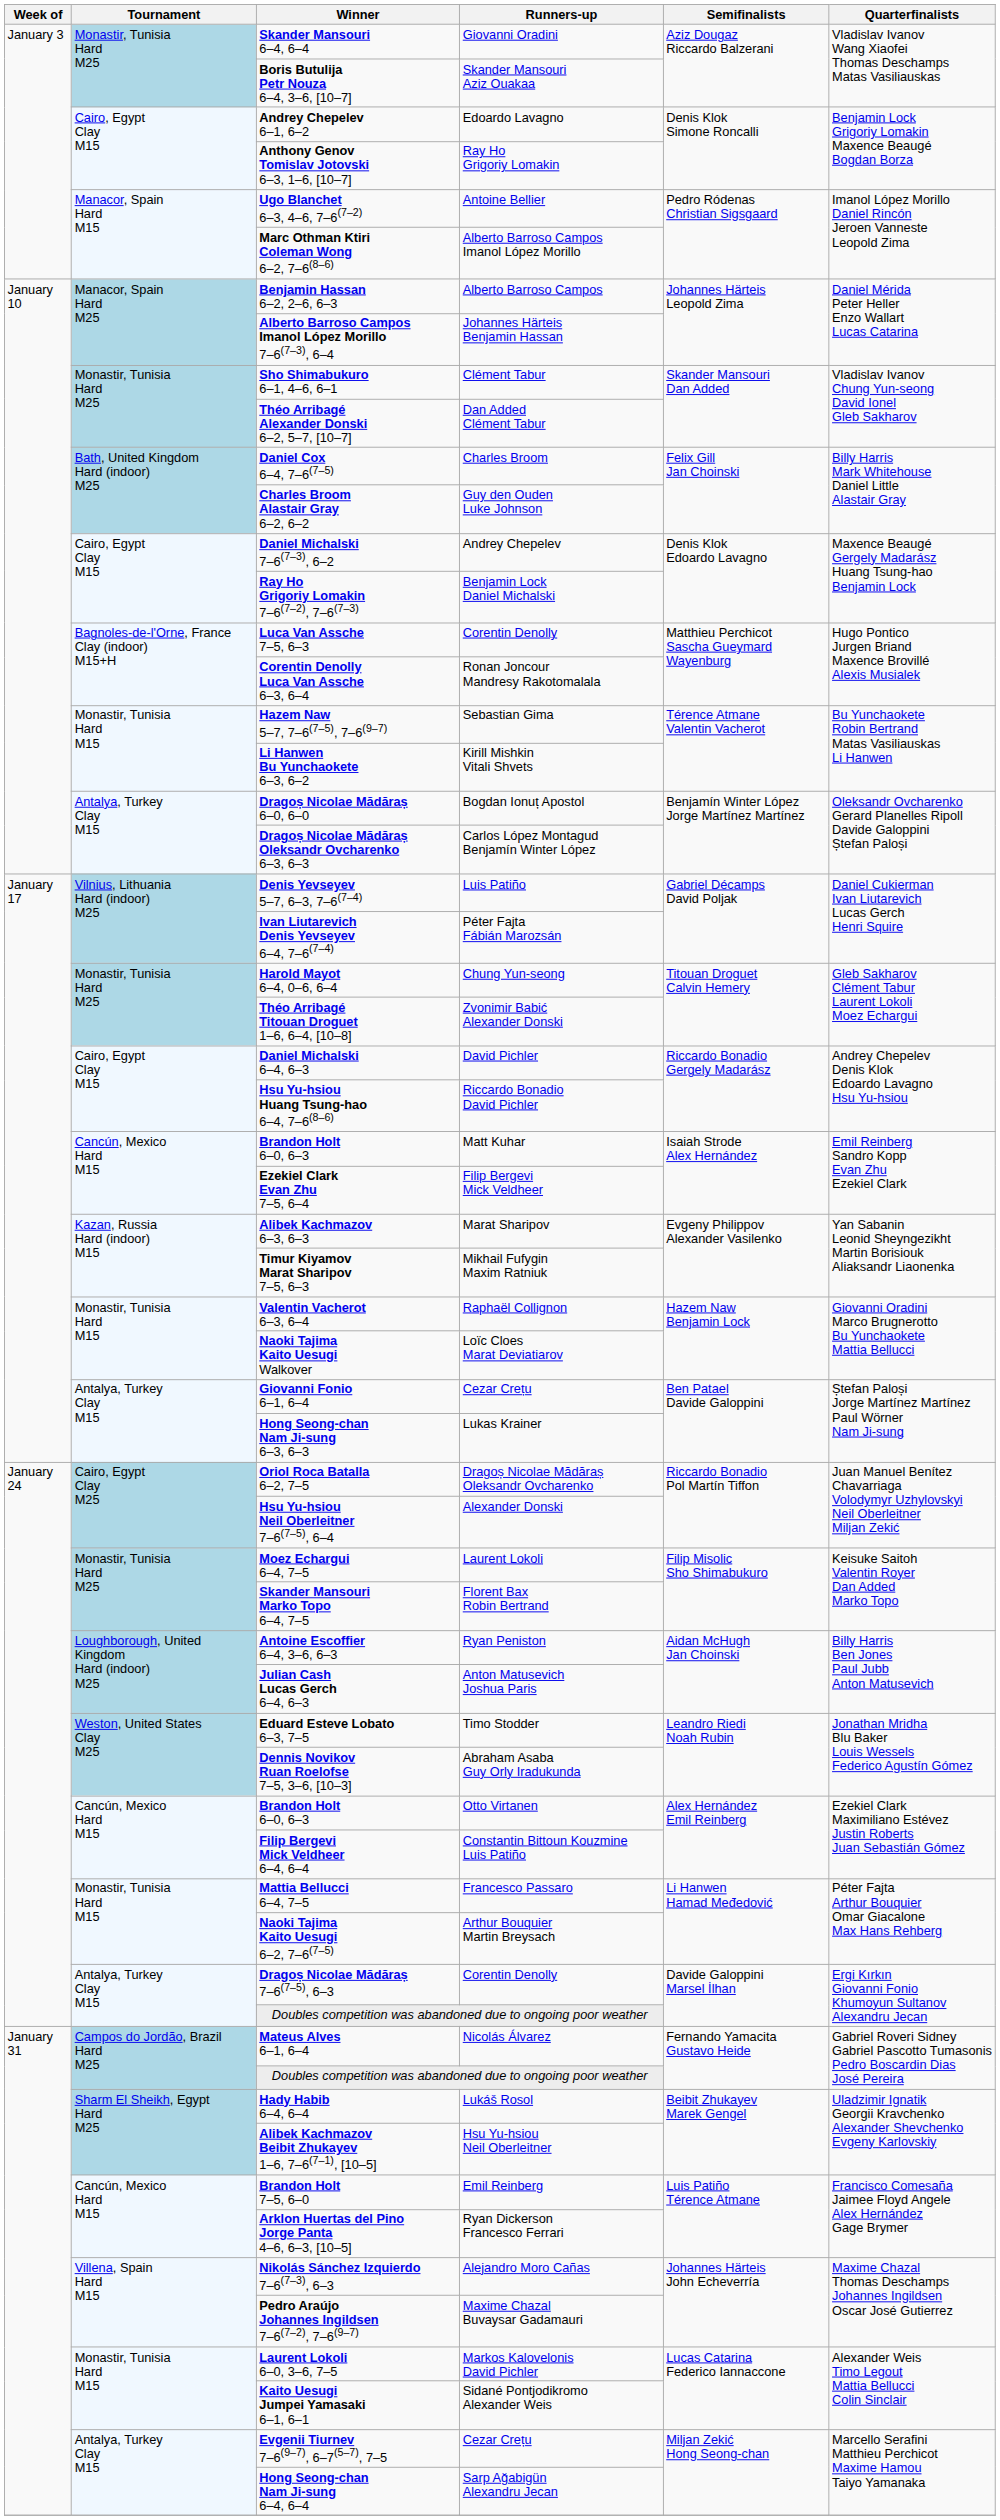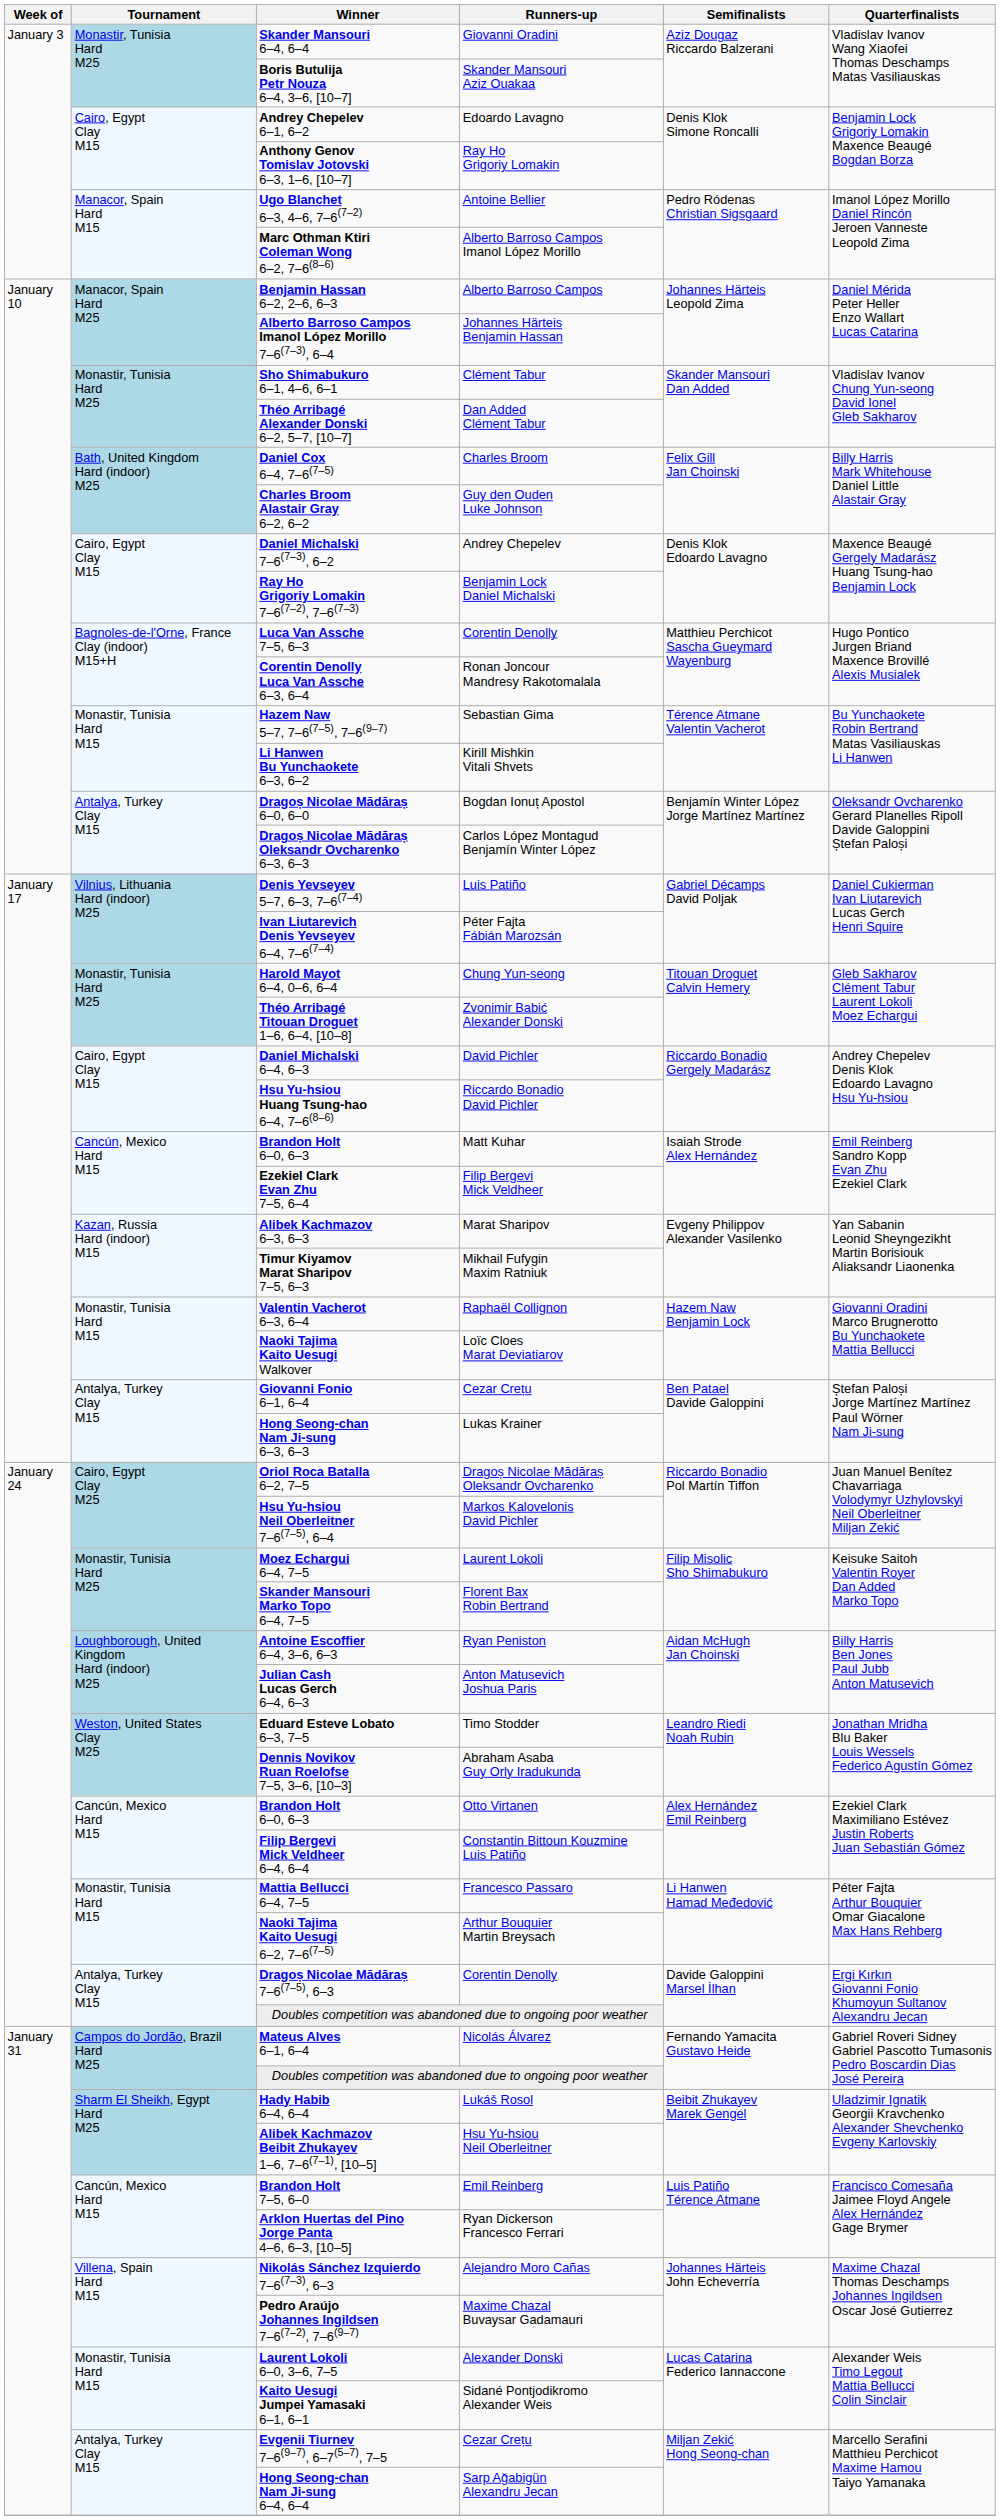(513, 1506) Alexander Donski -> (518, 1513) Markos Kalovelonis David Pichler
(518, 2364) Markos Kalovelonis David Pichler -> (513, 2357) Alexander Donski
